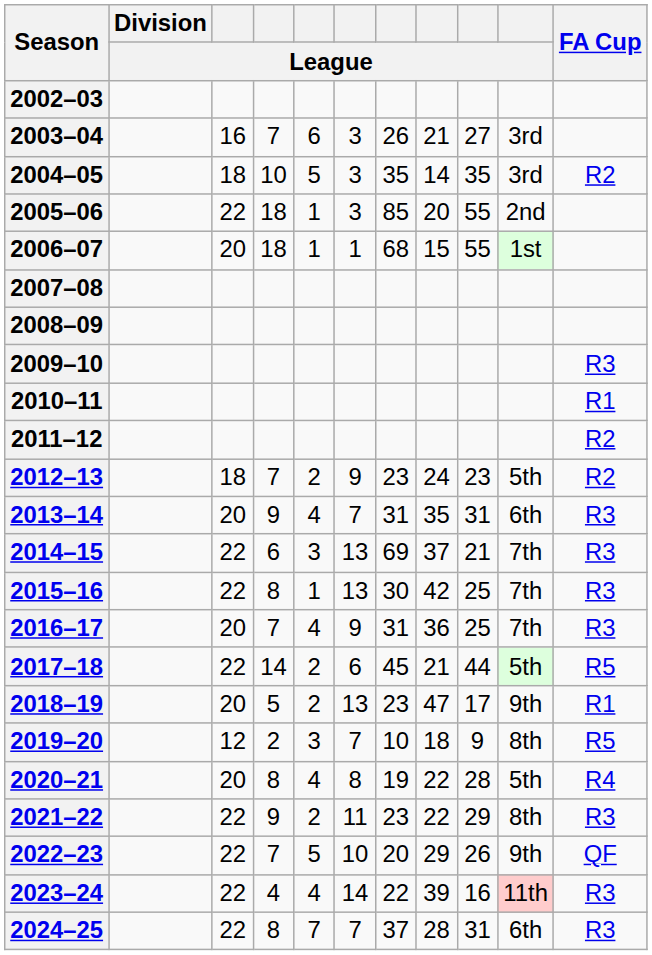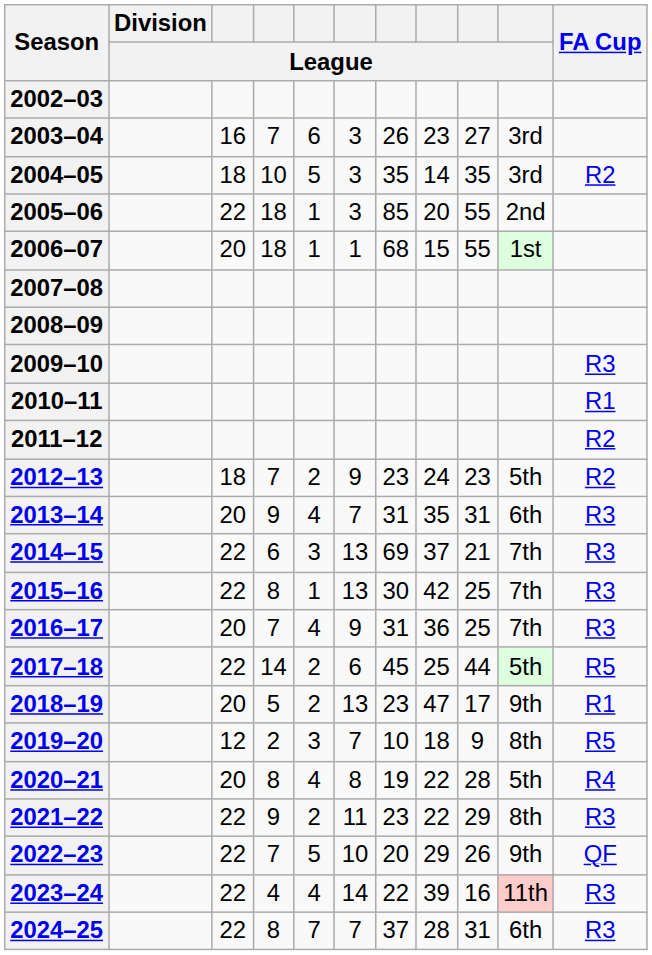(437, 136) 21 -> (437, 136) 23
(437, 666) 21 -> (437, 666) 25
